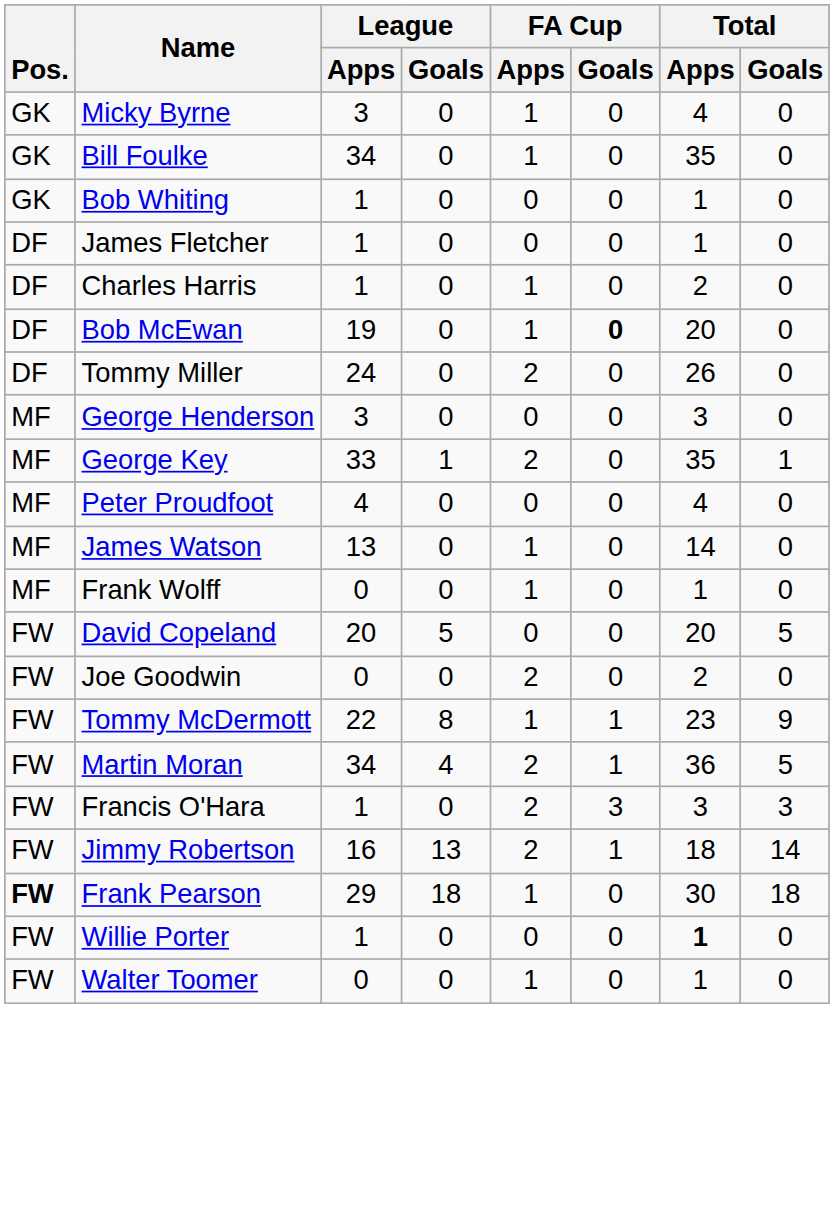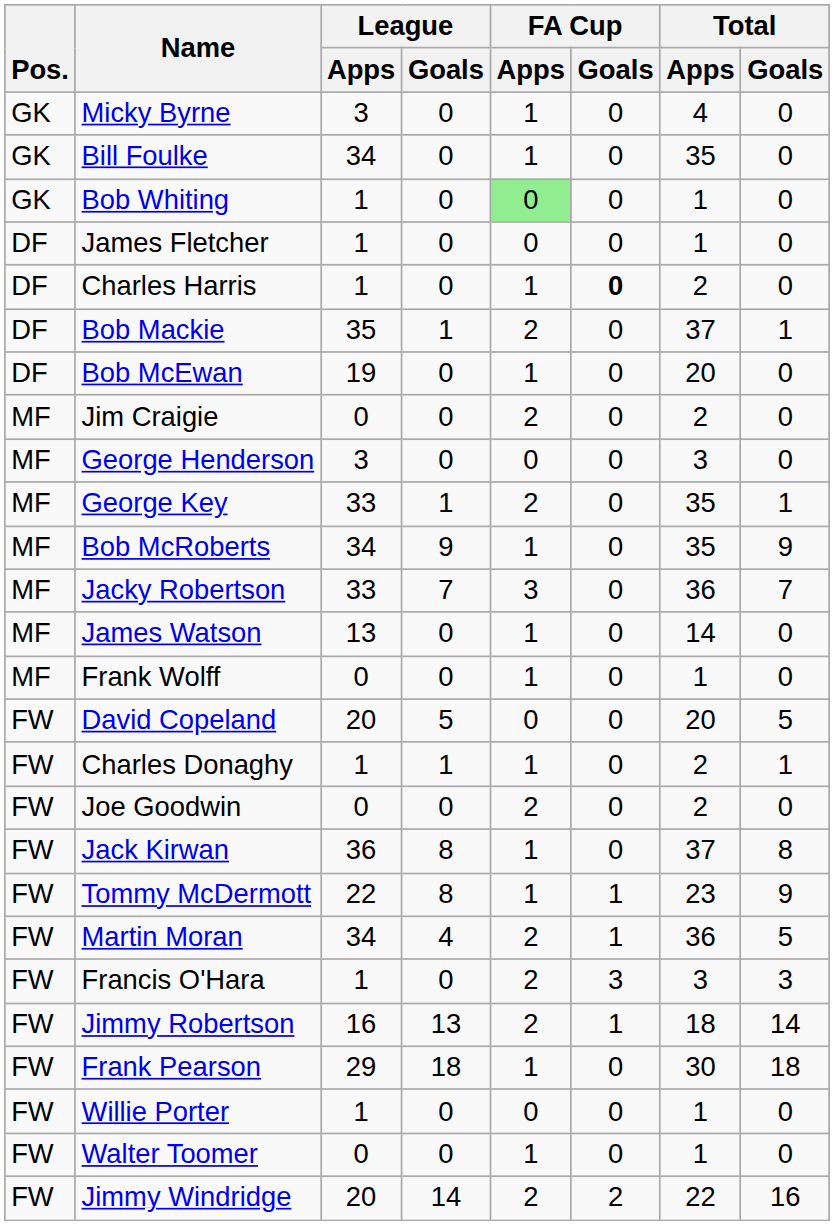(531, 199) no background -> (531, 199) lightgreen background
(616, 286) normal -> (616, 286) bold
+ row: (153, 329)
(616, 329) bold -> (616, 373) normal
- row: (162, 373)
+ row: (150, 416)
+ row: (176, 546)
- row: (177, 503)
+ row: (183, 590)
+ row: (187, 763)
+ row: (155, 850)
(32, 894) bold -> (32, 1067) normal
(700, 937) bold -> (700, 1110) normal
+ row: (186, 1197)
